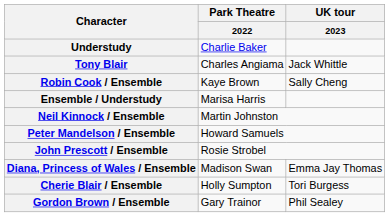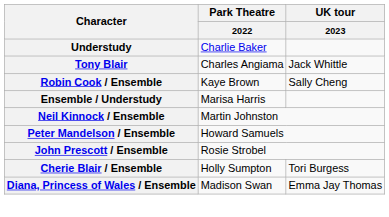rows swapped: (101, 185) <-> (101, 168)
- row: (101, 202)
